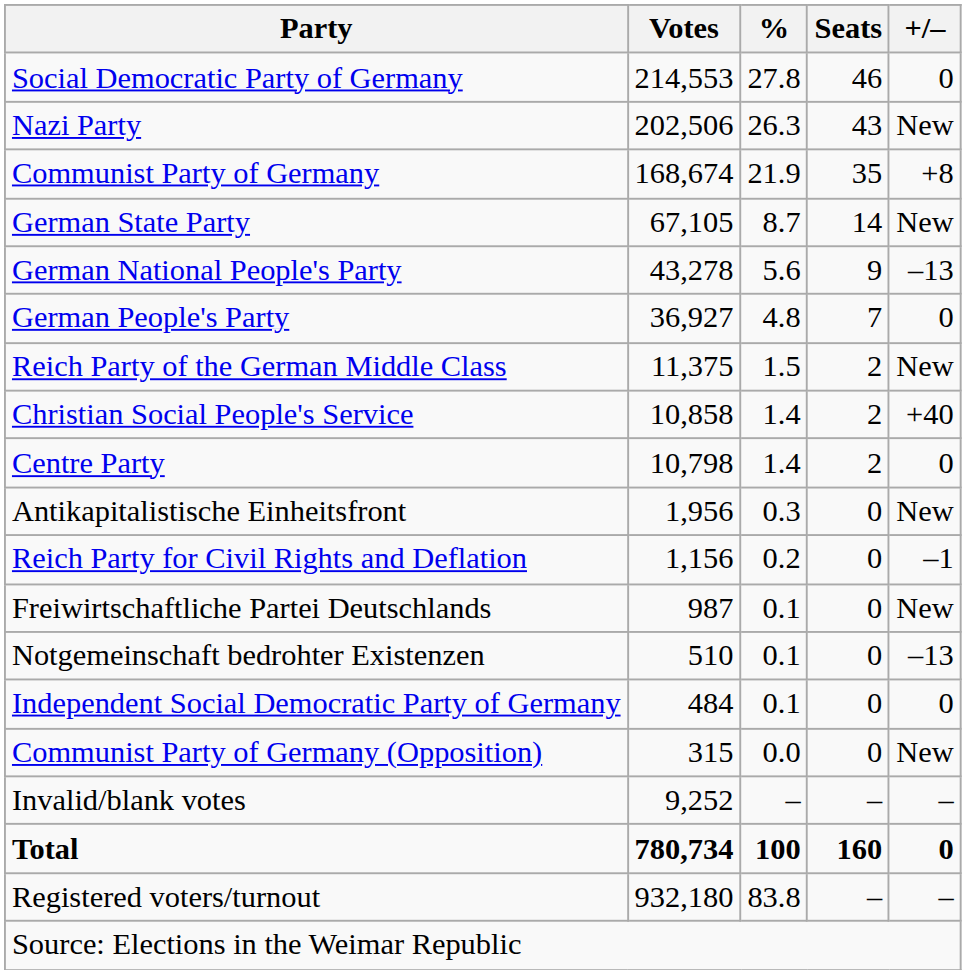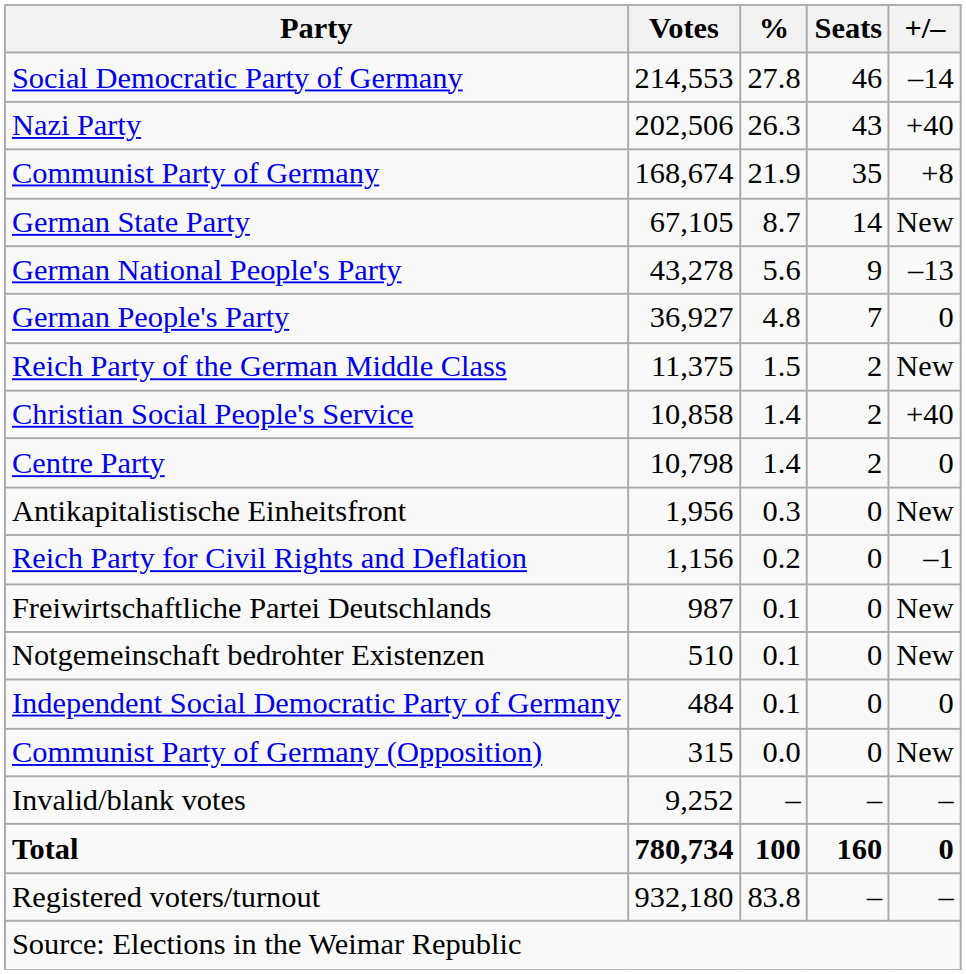(946, 76) 0 -> (931, 76) –14
(925, 125) New -> (930, 125) +40
(931, 655) –13 -> (925, 655) New
